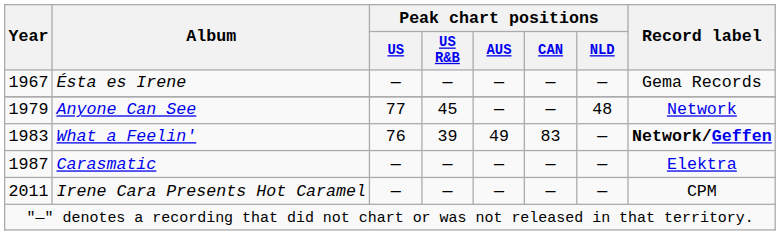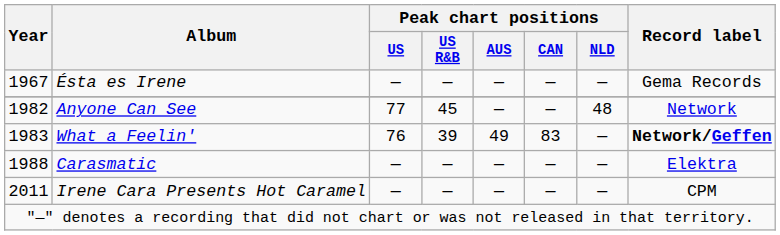(29, 110) 1979 -> (29, 110) 1982
(29, 164) 1987 -> (29, 164) 1988
